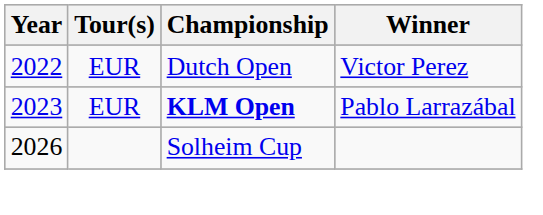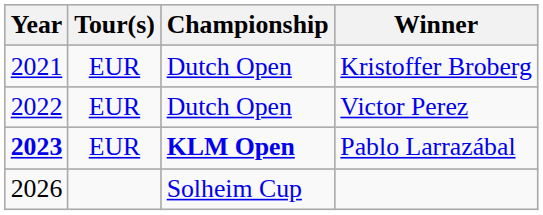+ row: (436, 65)
(37, 106) normal -> (37, 147) bold
